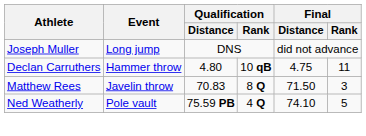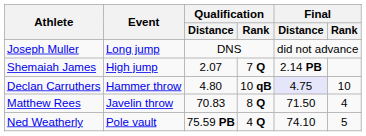+ row: (52, 67)
(301, 67) no background -> (301, 86) lavender background
(344, 67) 11 -> (344, 86) 10
(344, 86) 3 -> (344, 104) 4
